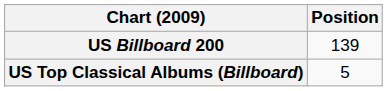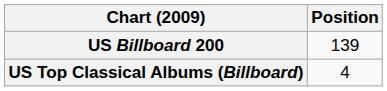(345, 72) 5 -> (345, 72) 4
